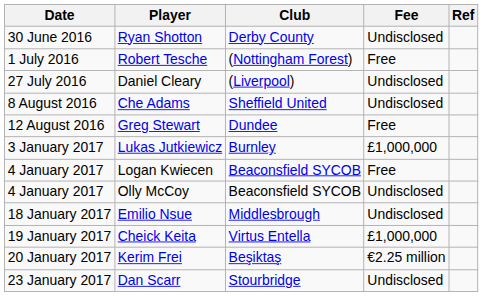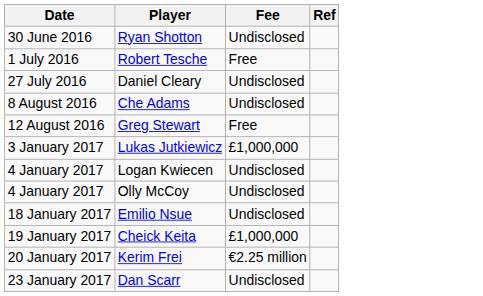- column: (295, 15)
(382, 170) Free -> (267, 170) Undisclosed
